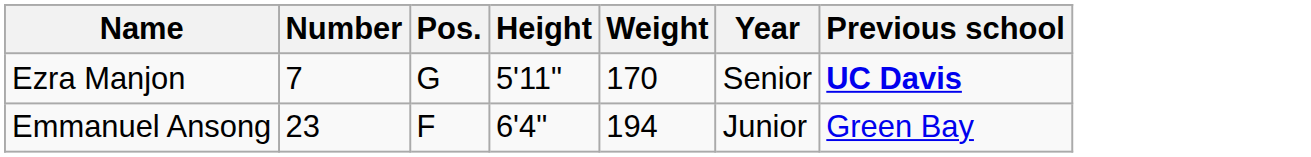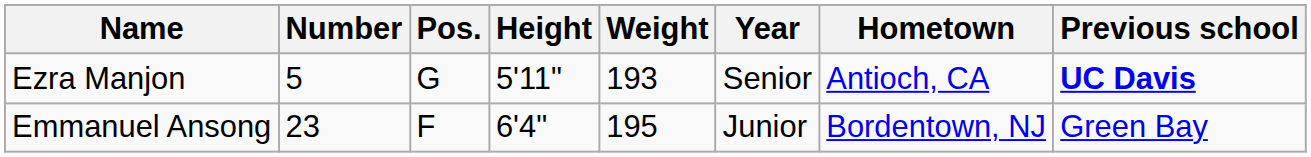+ column: (936, 28)
(294, 77) 7 -> (294, 77) 5
(632, 77) 170 -> (632, 77) 193
(632, 126) 194 -> (632, 126) 195
